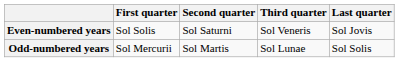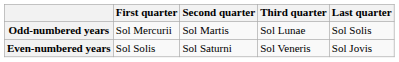rows swapped: (59, 30) <-> (59, 48)
